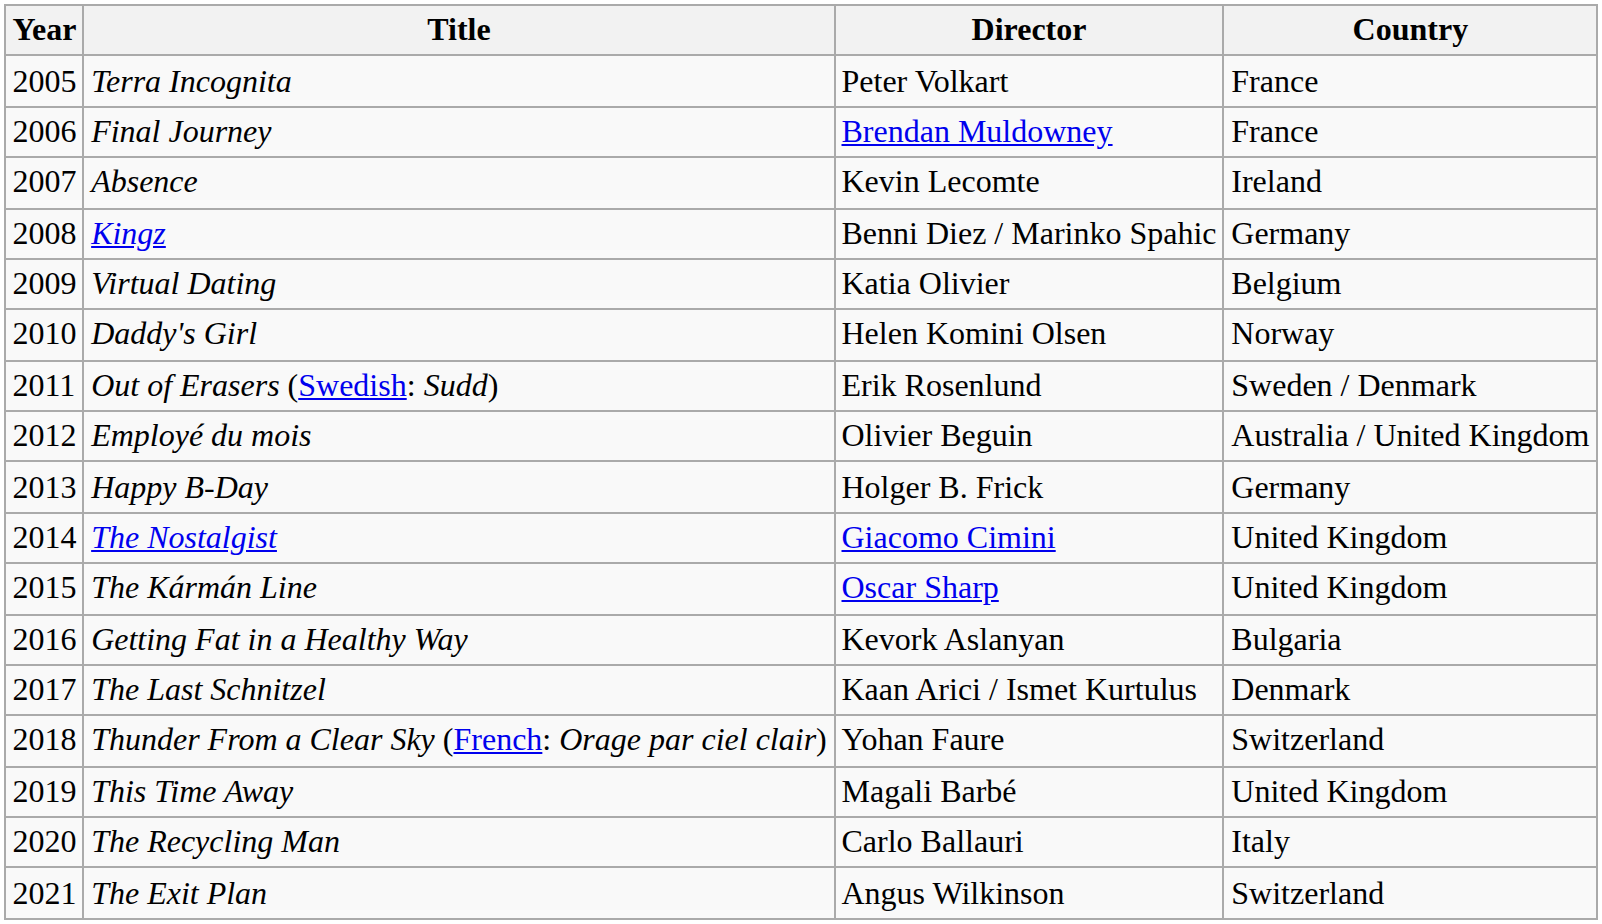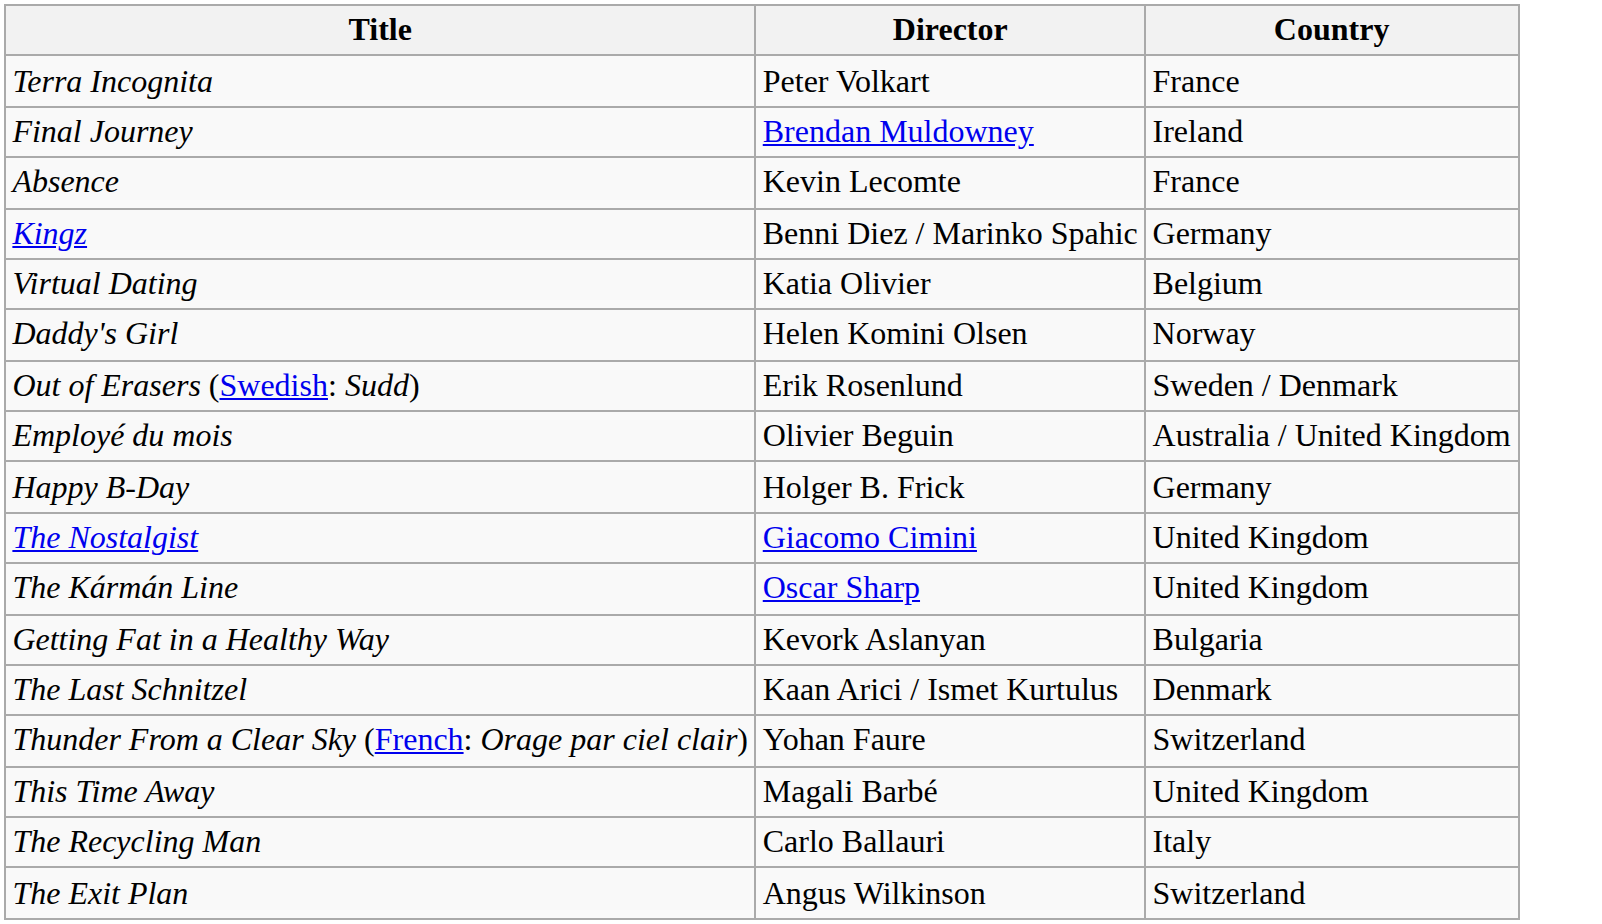- column: (44, 29)
(1275, 131) France -> (1198, 131) Ireland
(1277, 182) Ireland -> (1196, 182) France
